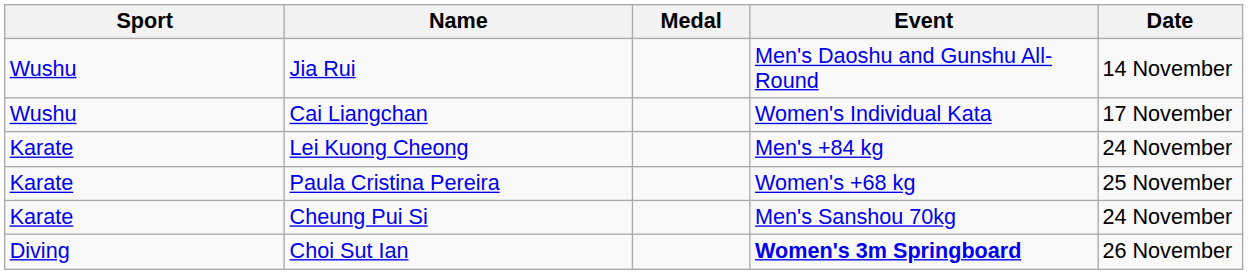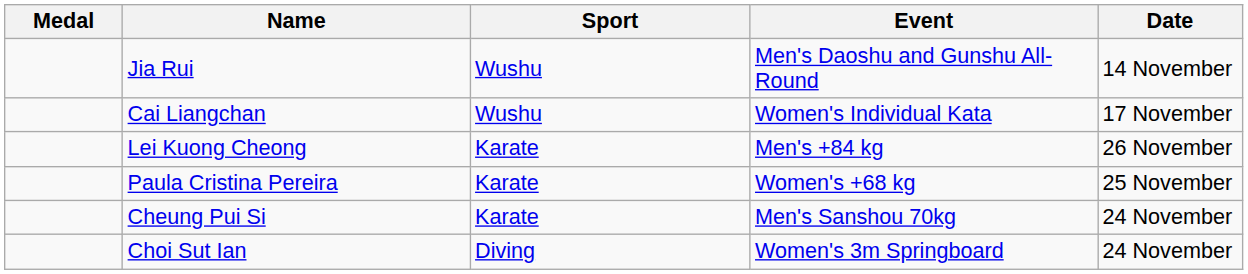columns swapped: (691, 21) <-> (145, 21)
(1167, 148) 24 November -> (1167, 148) 26 November
(888, 251) bold -> (879, 251) normal
(1167, 251) 26 November -> (1167, 251) 24 November
